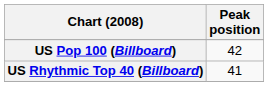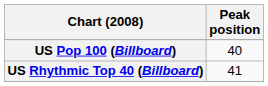(235, 50) 42 -> (235, 50) 40
